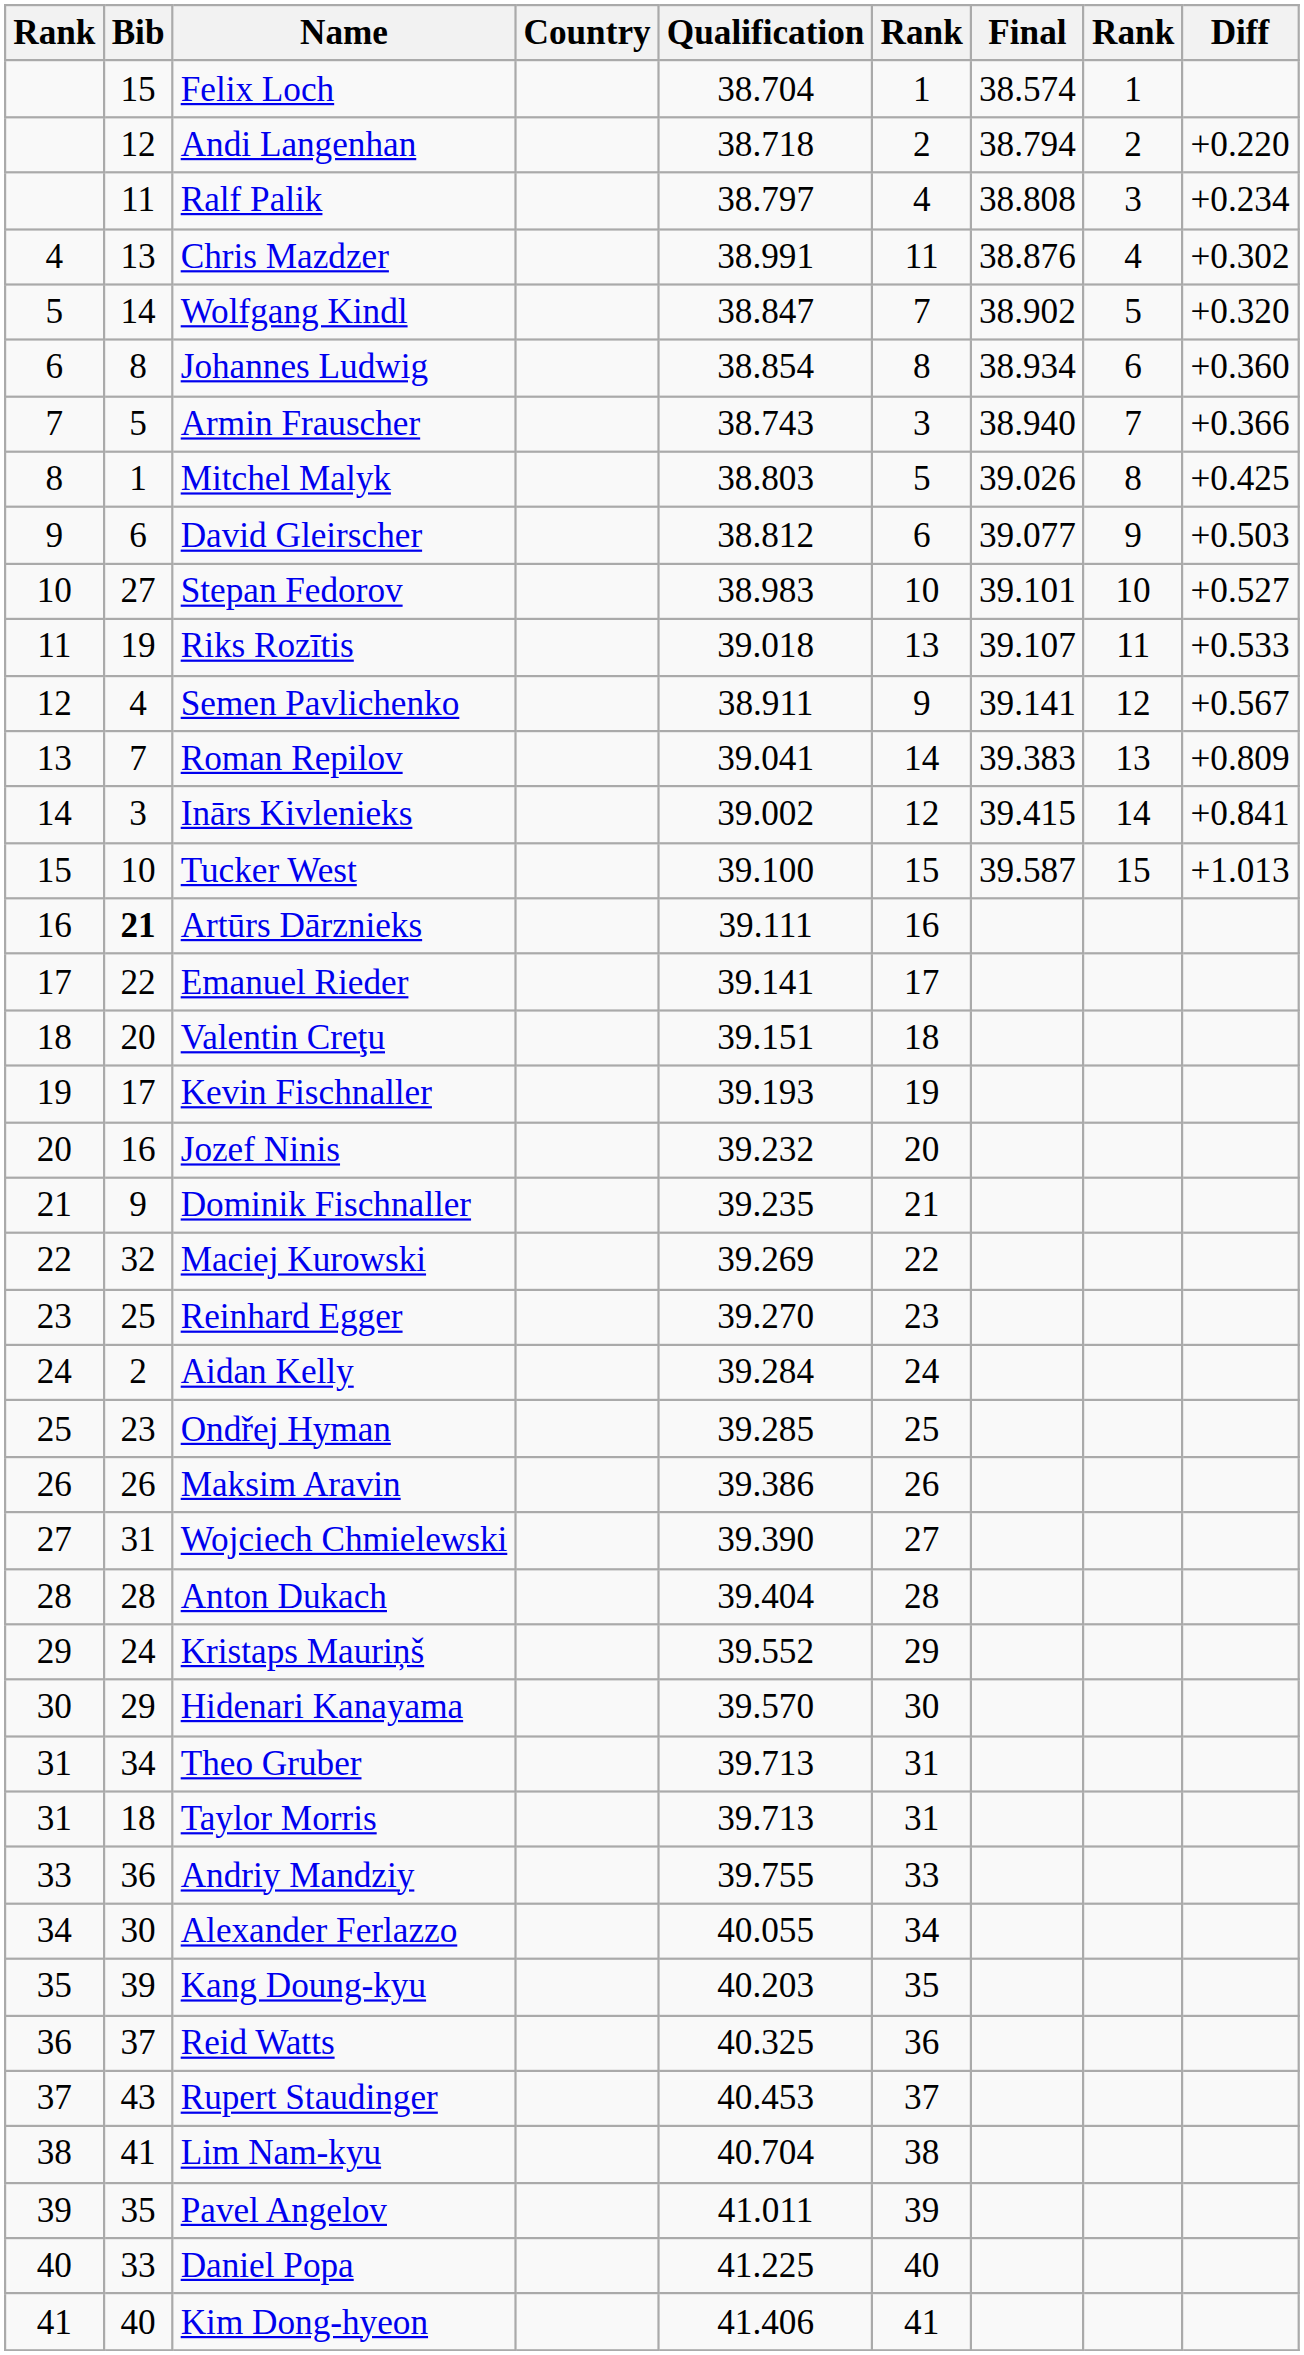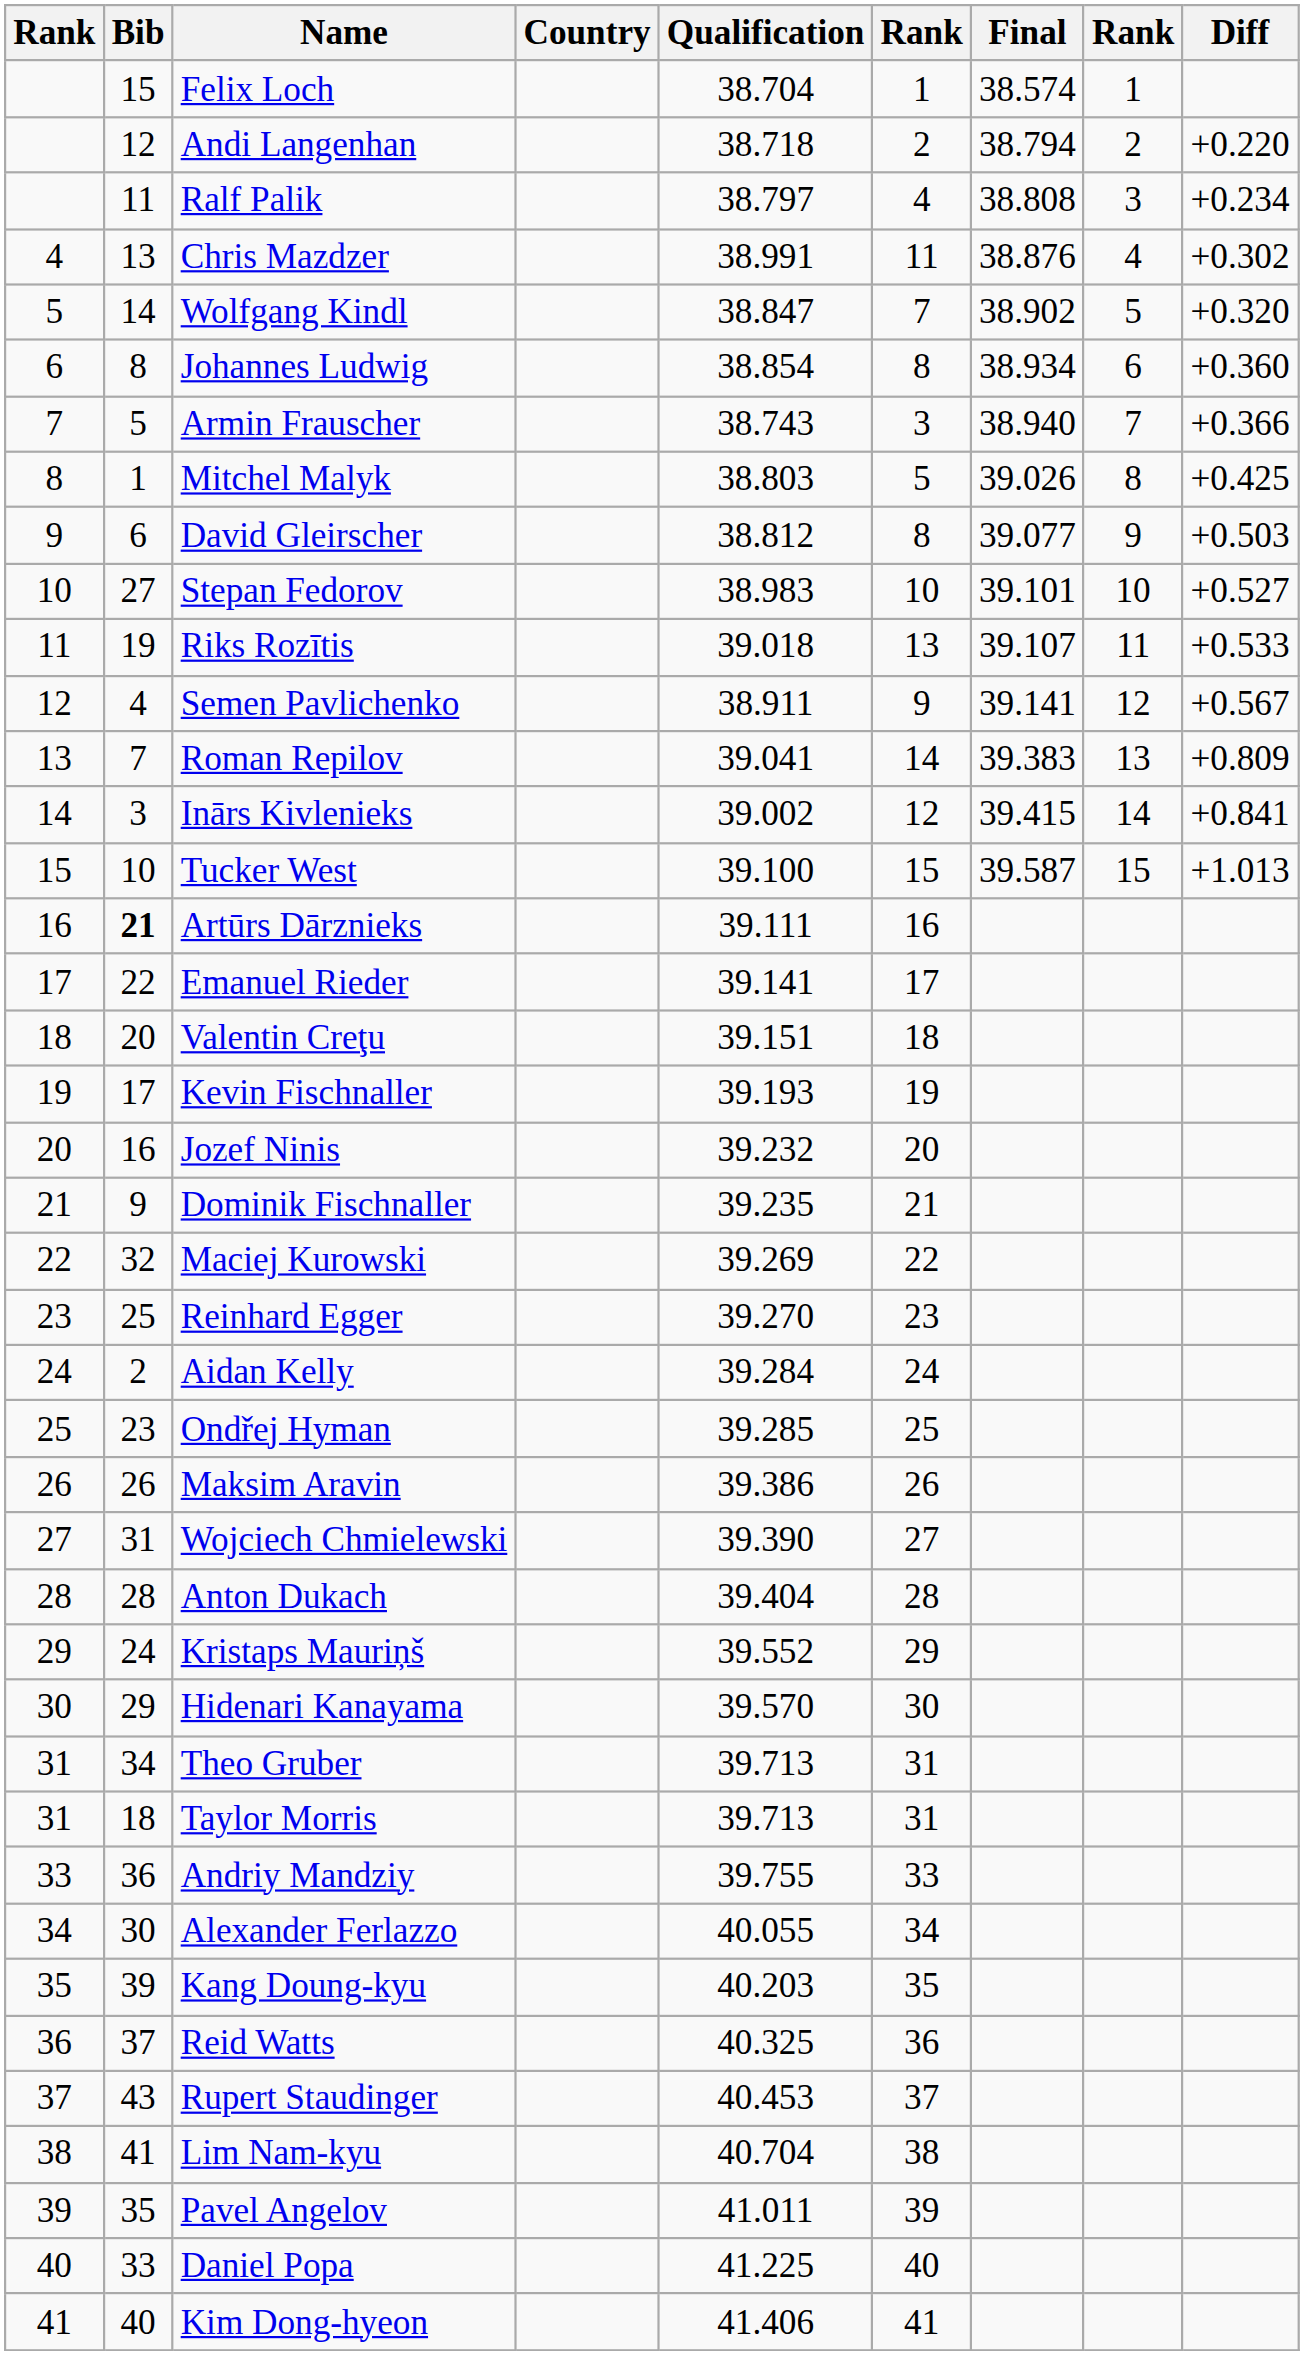(922, 534) 6 -> (922, 534) 8
